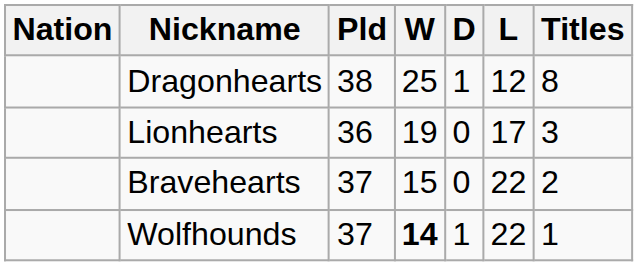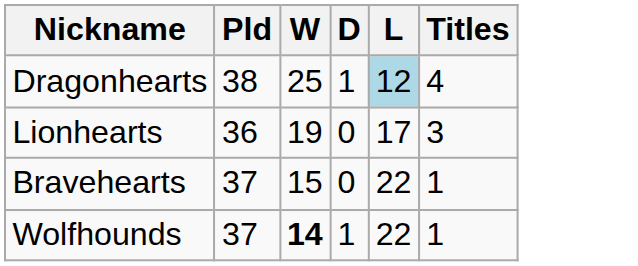- column: (62, 30)
(508, 81) no background -> (394, 81) lightblue background
(550, 81) 8 -> (435, 81) 4
(550, 183) 2 -> (435, 183) 1
